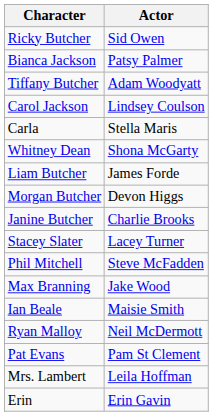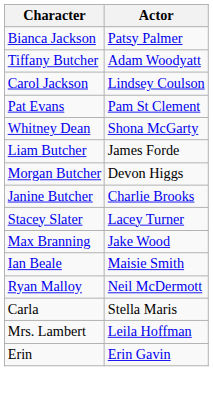- row: (49, 38)
rows swapped: (36, 354) <-> (23, 128)
- row: (45, 264)
